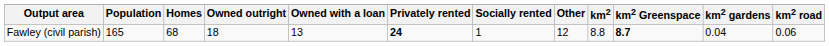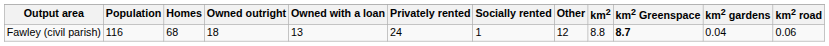(115, 32) 165 -> (114, 32) 116
(396, 32) bold -> (396, 32) normal
